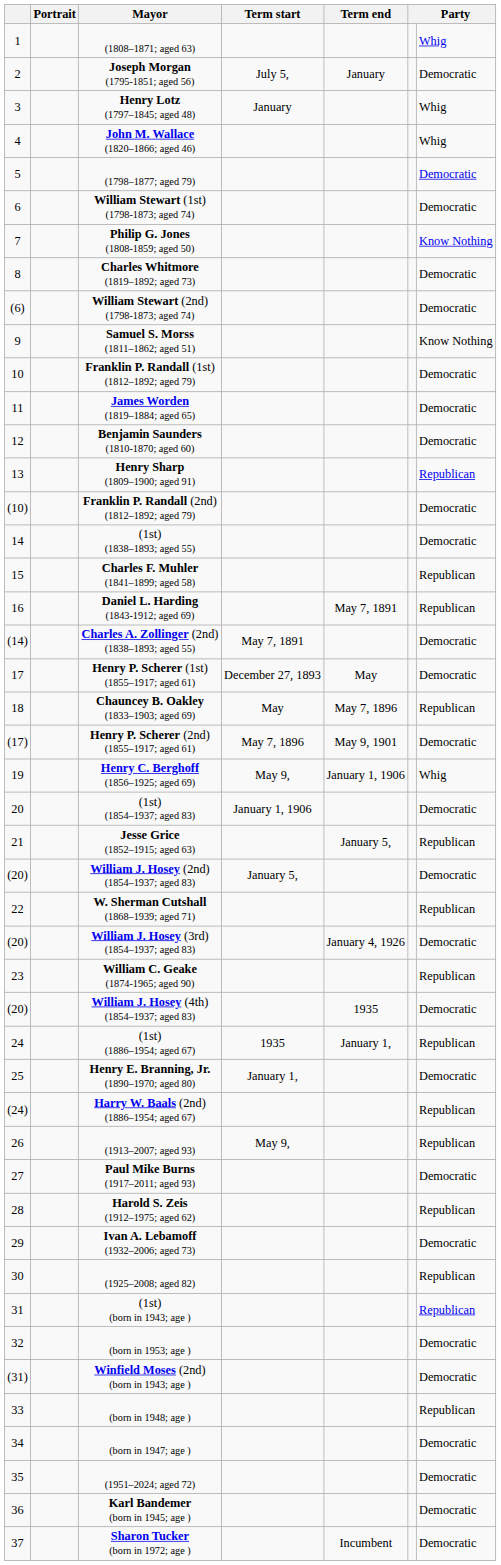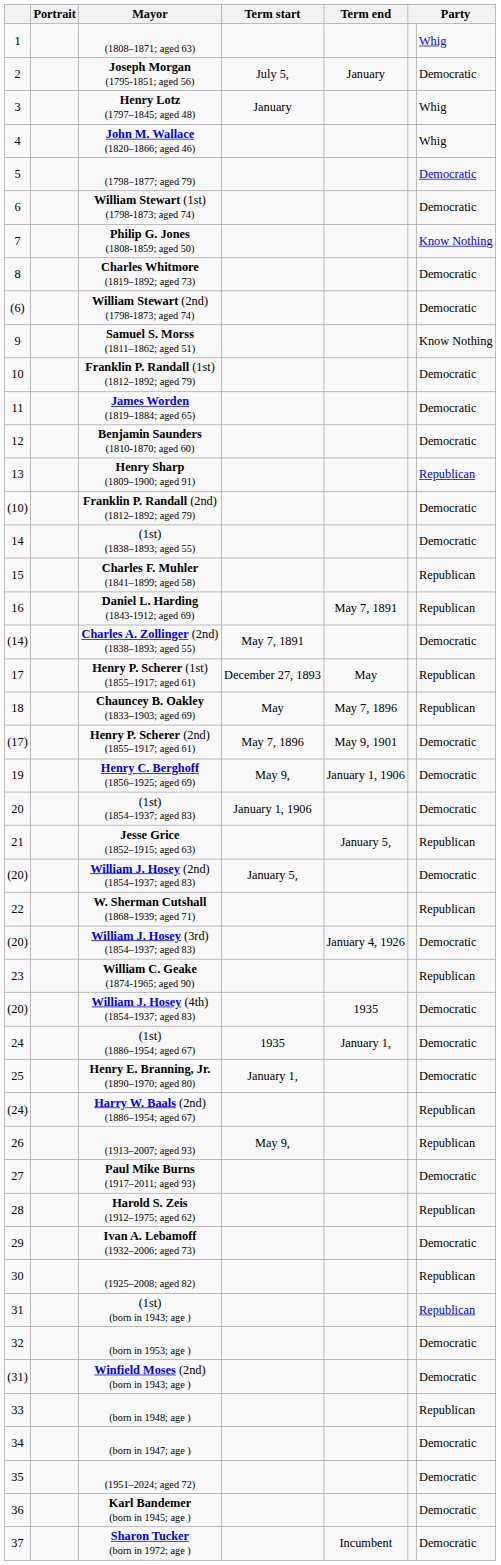(448, 675) Democratic -> (447, 675) Republican
(433, 775) Whig -> (448, 775) Democratic
(447, 1042) Republican -> (448, 1042) Democratic
